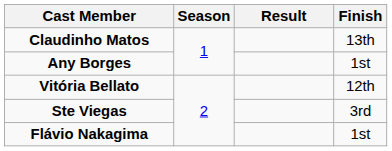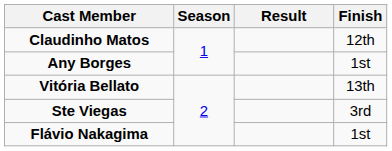(360, 39) 13th -> (360, 39) 12th
(360, 87) 12th -> (360, 87) 13th
